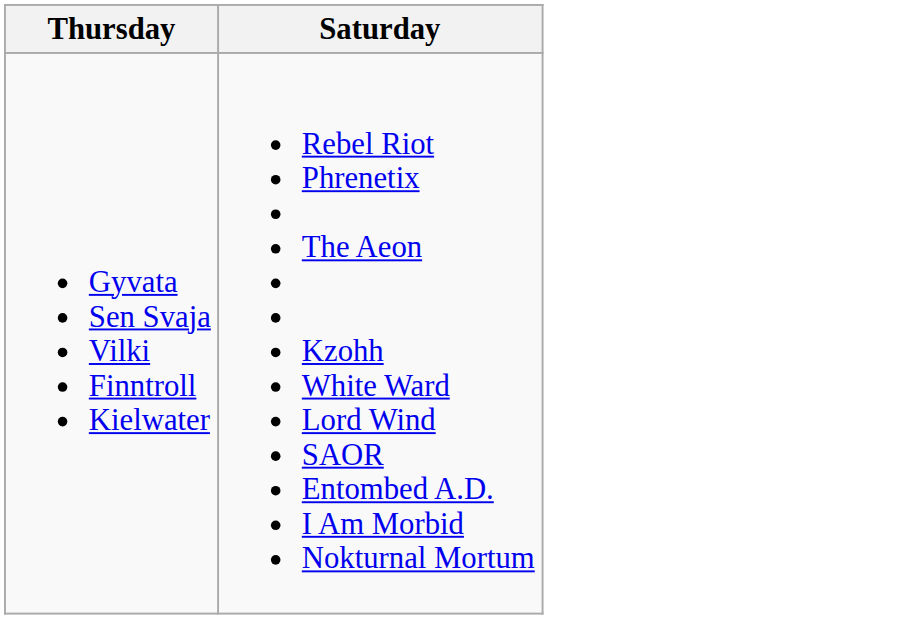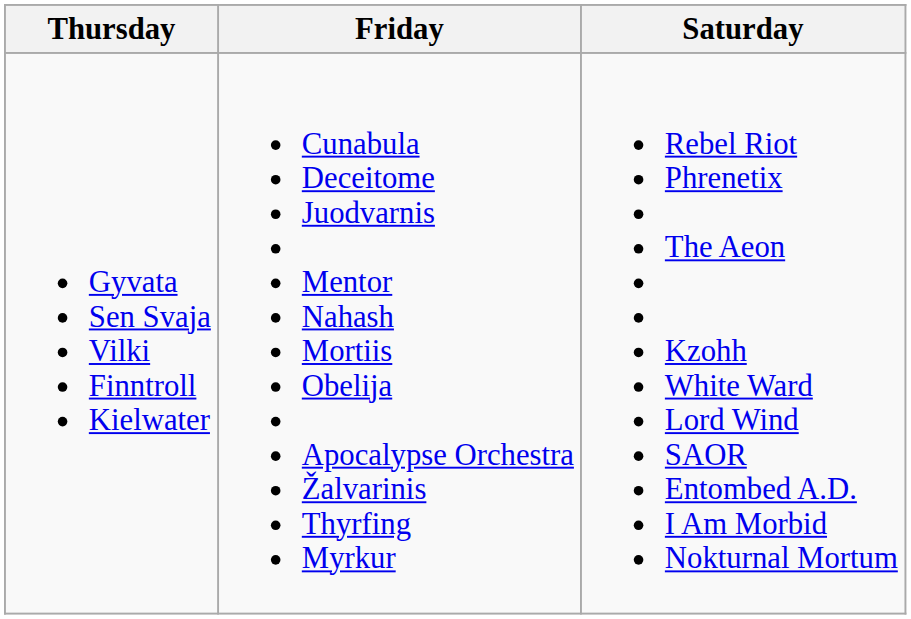+ column: (399, 28)
